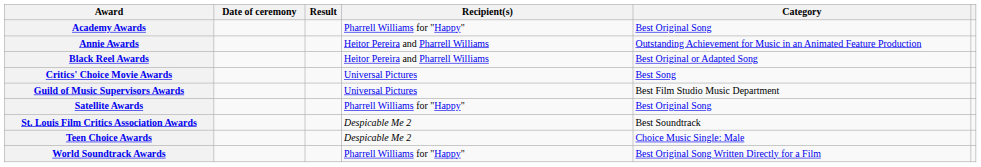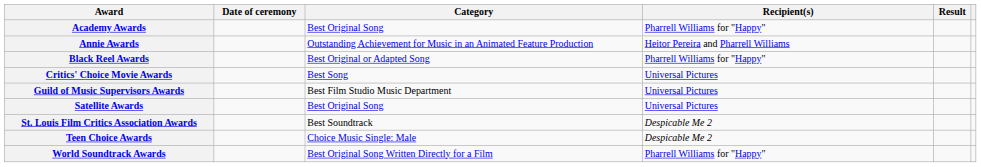columns swapped: (802, 12) <-> (323, 12)
(416, 59) Heitor Pereira and Pharrell Williams -> (705, 59) Pharrell Williams for "Happy"
(404, 106) Pharrell Williams for "Happy" -> (681, 106) Universal Pictures
